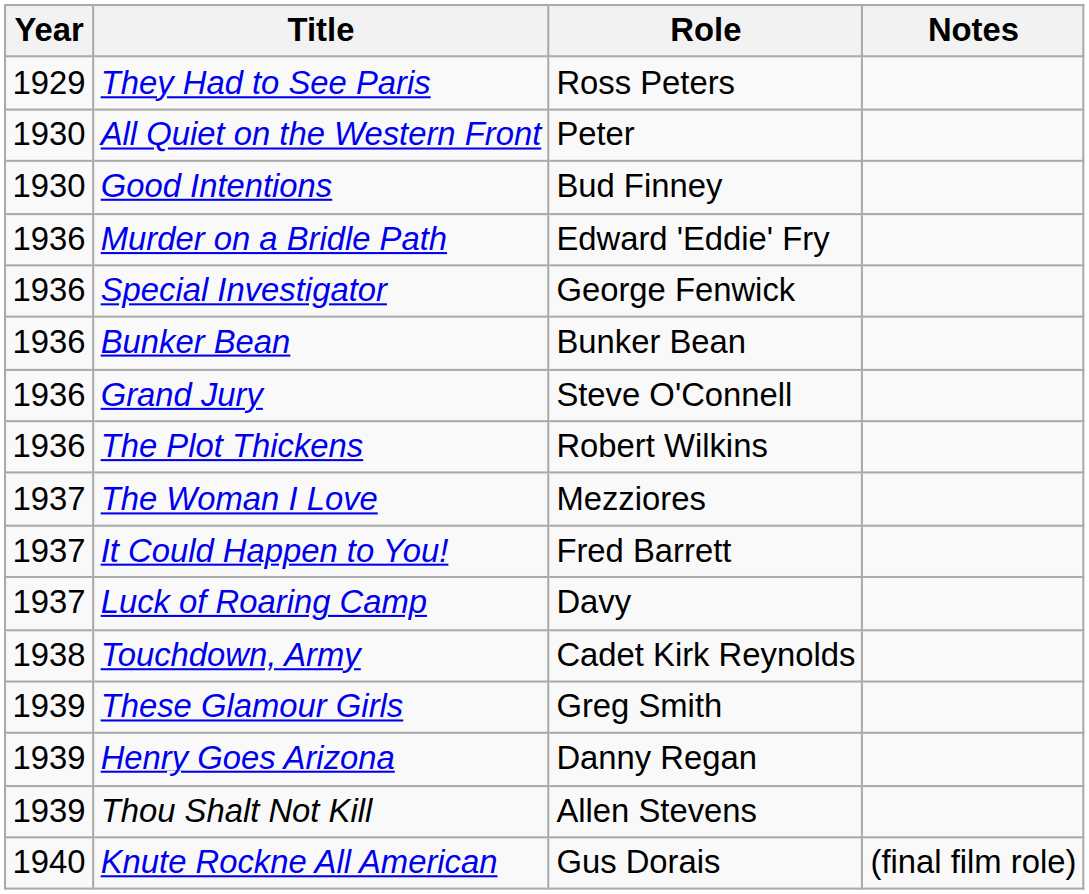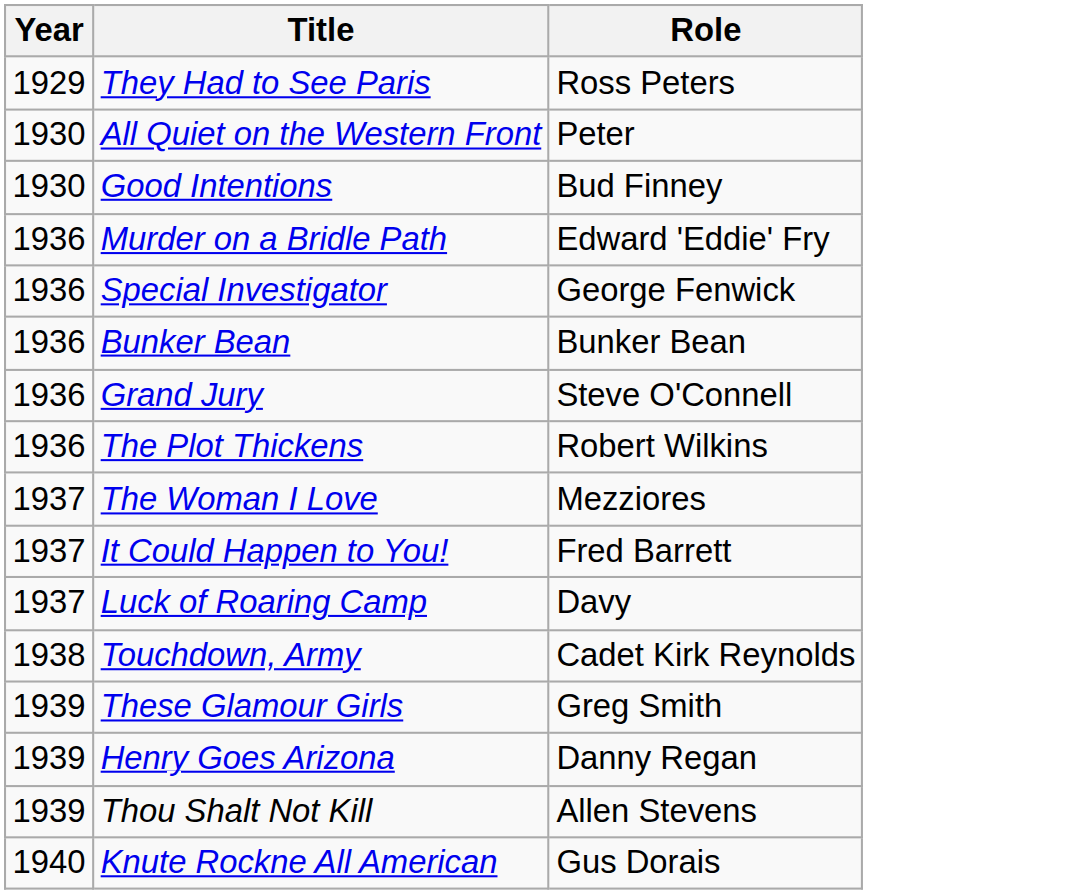- column: (973, 30)
